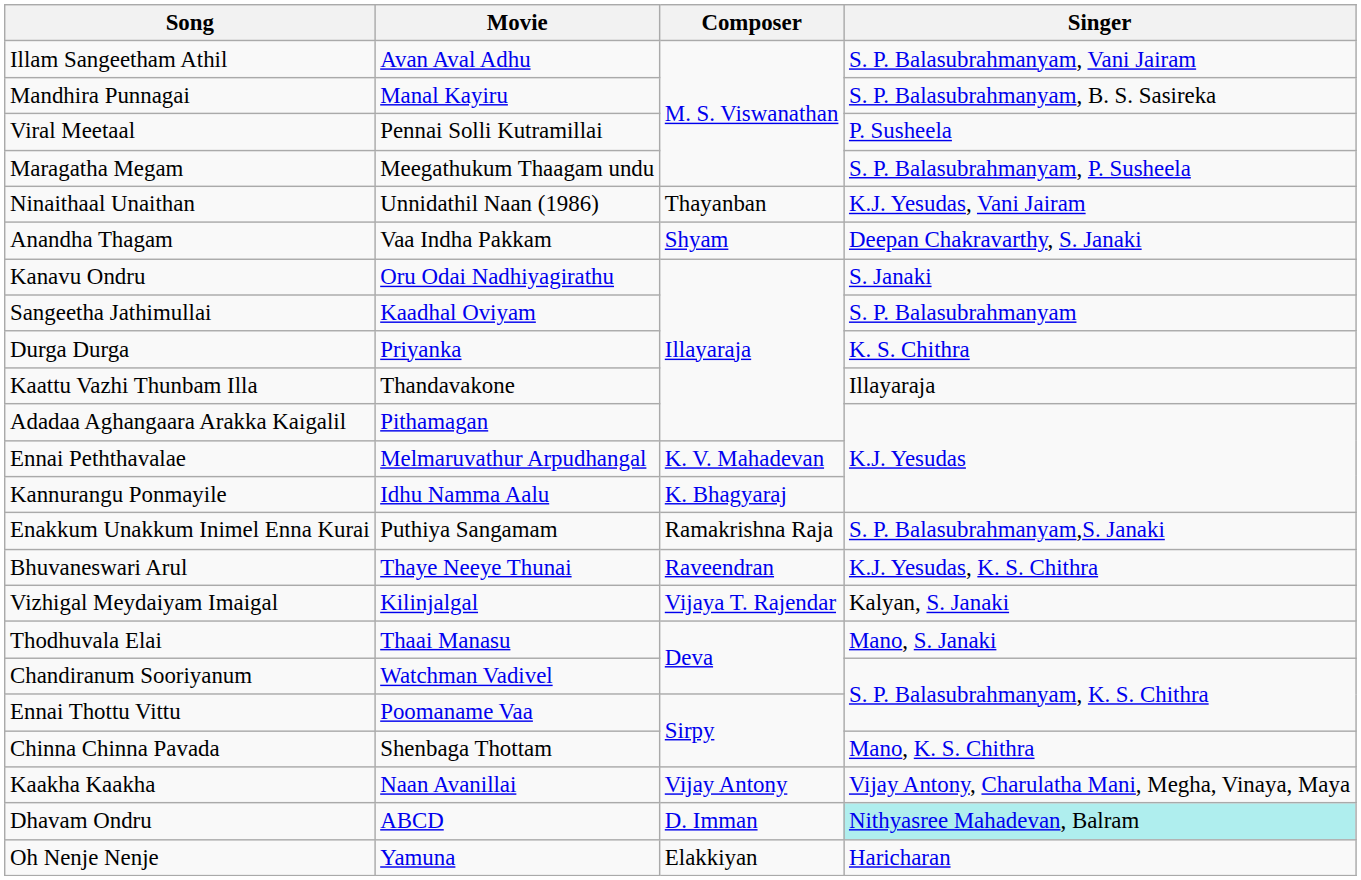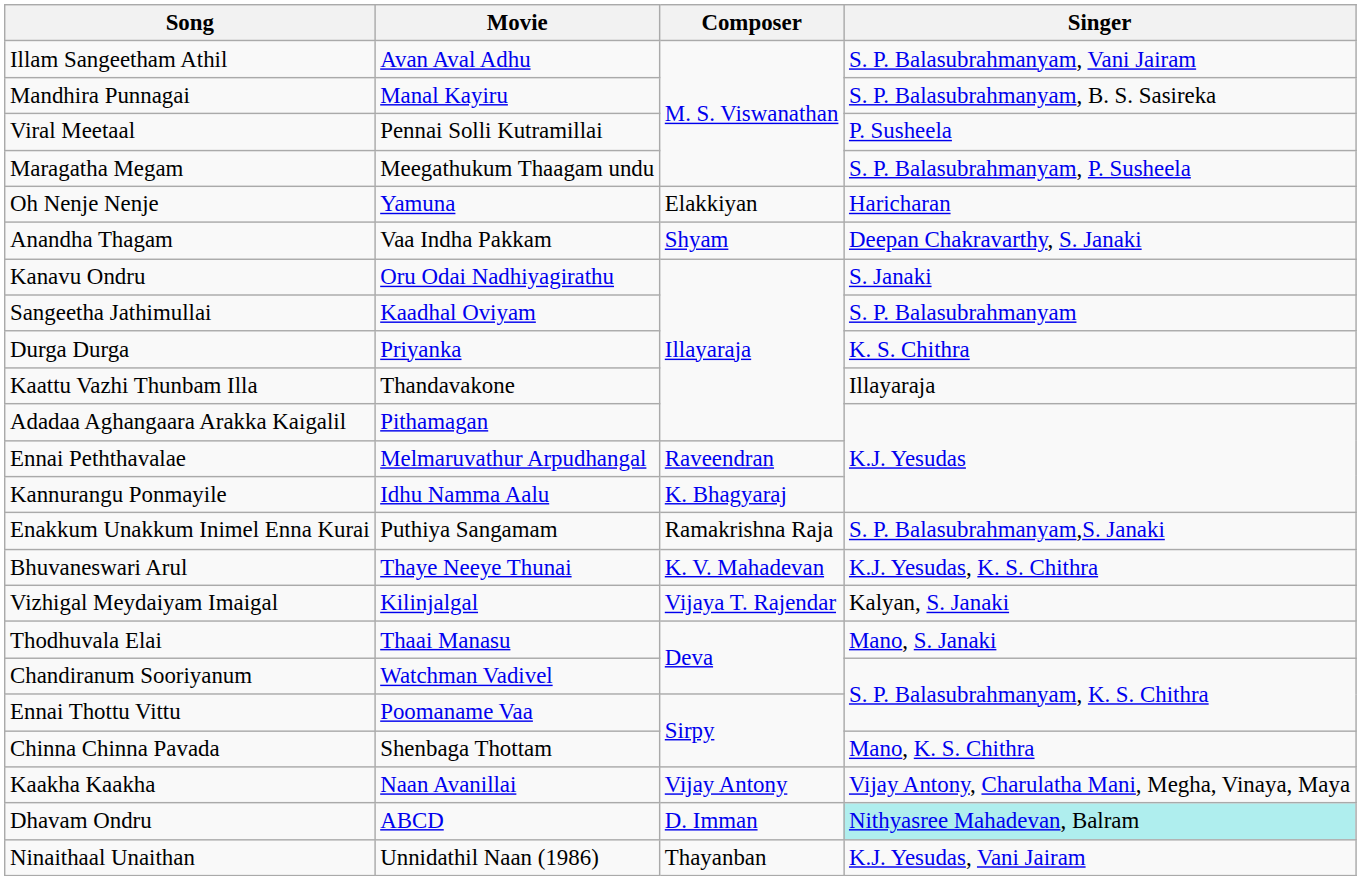rows swapped: (102, 204) <-> (84, 857)
(744, 458) K. V. Mahadevan -> (719, 458) Raveendran
(719, 566) Raveendran -> (744, 566) K. V. Mahadevan
